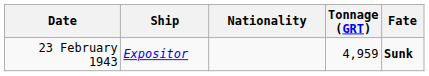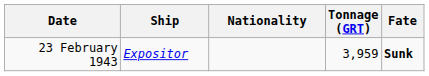(360, 54) 4,959 -> (360, 54) 3,959
